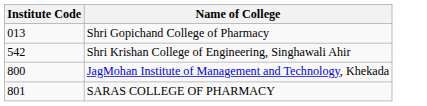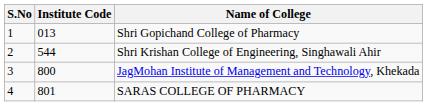+ column: (20, 14)
(16, 52) 542 -> (47, 52) 544
